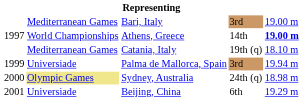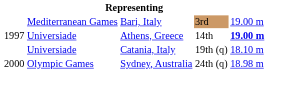(73, 36) World Championships -> (52, 36) Universiade
(72, 50) Mediterranean Games -> (52, 50) Universiade
- row: (174, 64)
(60, 78) khaki background -> (60, 64) no background
- row: (151, 92)
